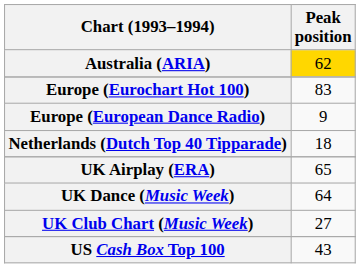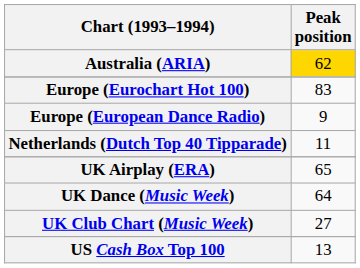(323, 143) 18 -> (323, 143) 11
(323, 249) 43 -> (323, 249) 13
